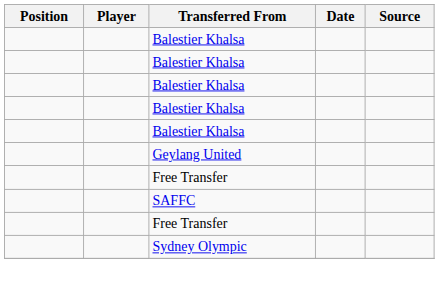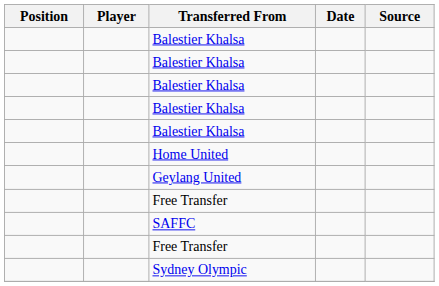+ row: (44, 155)
